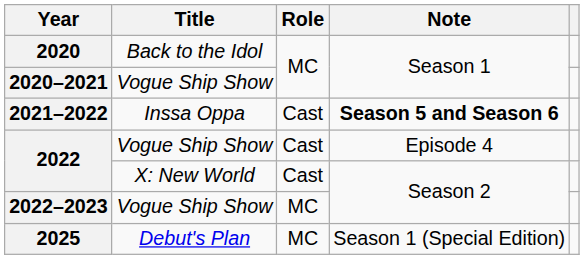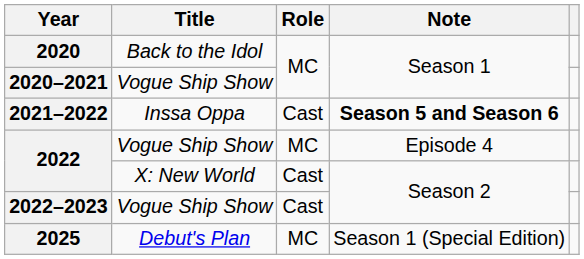(303, 144) Cast -> (303, 144) MC
(303, 207) MC -> (303, 207) Cast
